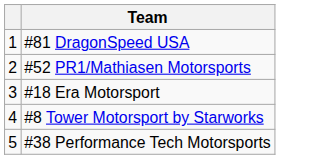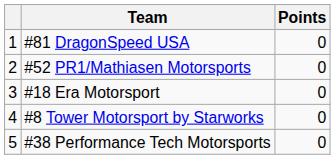+ column: (302, 17)
